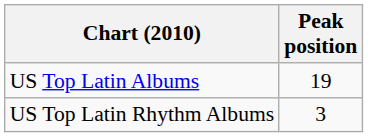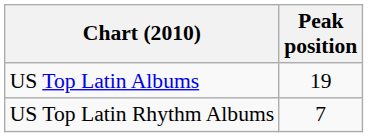(321, 114) 3 -> (321, 114) 7
